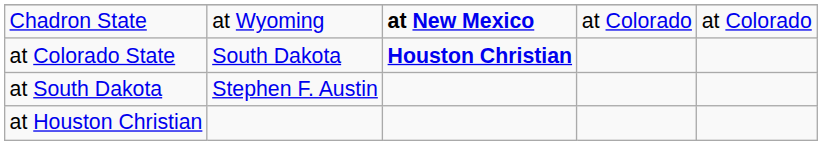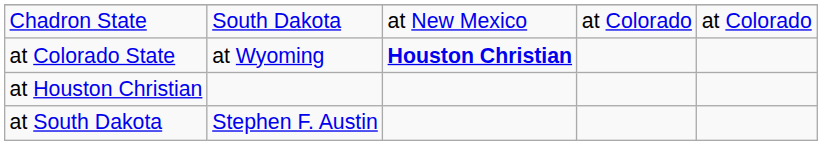(268, 21) at Wyoming -> (277, 21) South Dakota
(461, 21) bold -> (457, 21) normal
(277, 55) South Dakota -> (268, 55) at Wyoming
rows swapped: (86, 88) <-> (106, 122)
